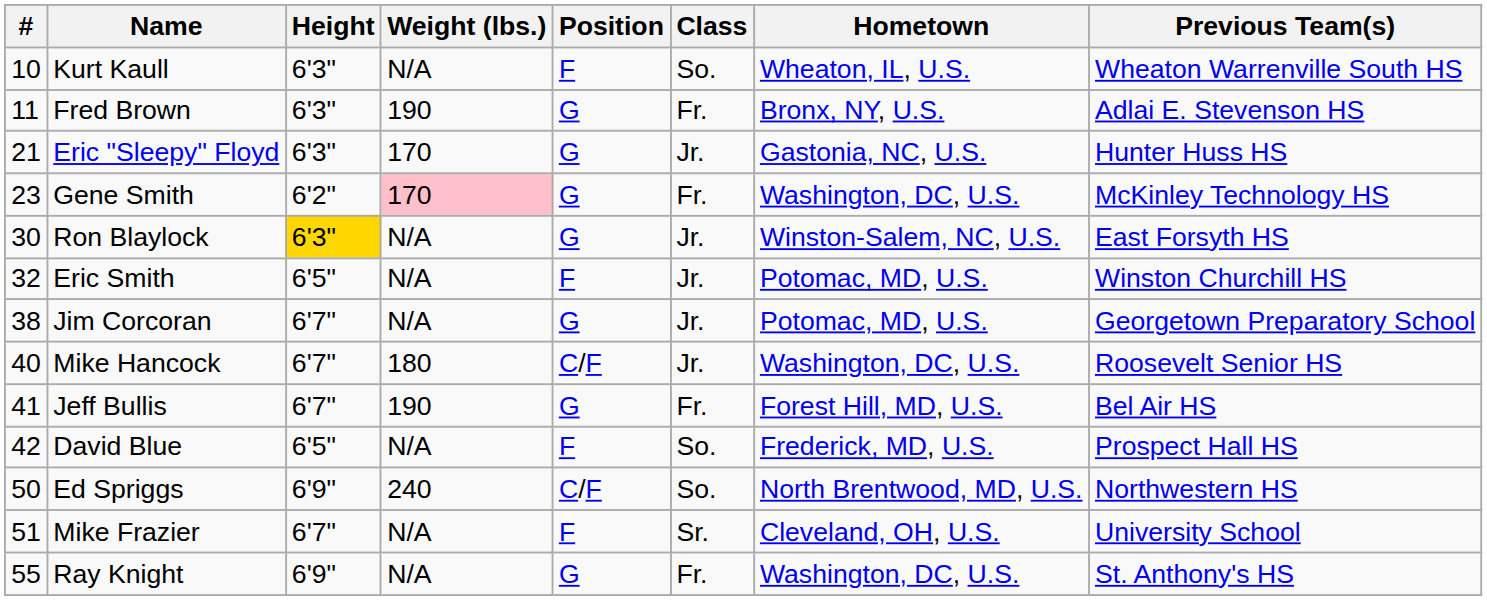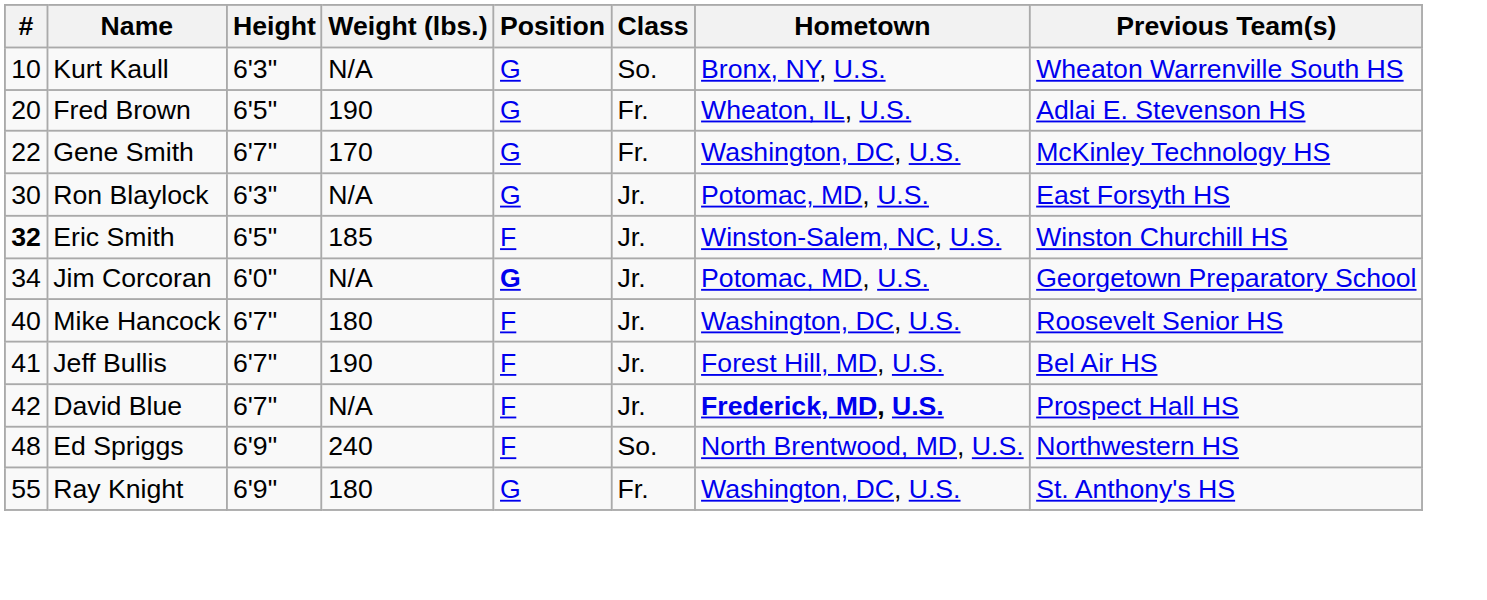(567, 68) F -> (510, 68) G
(865, 68) Wheaton, IL, U.S. -> (793, 68) Bronx, NY, U.S.
(25, 111) 11 -> (26, 111) 20
(314, 111) 6'3" -> (255, 111) 6'5"
(852, 111) Bronx, NY, U.S. -> (806, 111) Wheaton, IL, U.S.
- row: (166, 153)
(26, 195) 23 -> (26, 153) 22
(314, 195) 6'2" -> (255, 153) 6'7"
(409, 195) pink background -> (351, 153) no background
(314, 237) gold background -> (255, 195) no background
(910, 237) Winston-Salem, NC, U.S. -> (815, 195) Potomac, MD, U.S.
(26, 279) normal -> (26, 237) bold
(409, 279) N/A -> (351, 237) 185
(874, 279) Potomac, MD, U.S. -> (851, 237) Winston-Salem, NC, U.S.
(26, 321) 38 -> (26, 279) 34
(314, 321) 6'7" -> (255, 279) 6'0"
(569, 321) normal -> (510, 279) bold
(580, 363) C/F -> (508, 321) F
(569, 405) G -> (508, 363) F
(692, 405) Fr. -> (632, 363) Jr.
(314, 447) 6'5" -> (255, 405) 6'7"
(696, 447) So. -> (632, 405) Jr.
(877, 447) normal -> (822, 405) bold
(26, 489) 50 -> (26, 447) 48
(580, 489) C/F -> (508, 447) F
- row: (127, 531)
(409, 573) N/A -> (351, 489) 180
